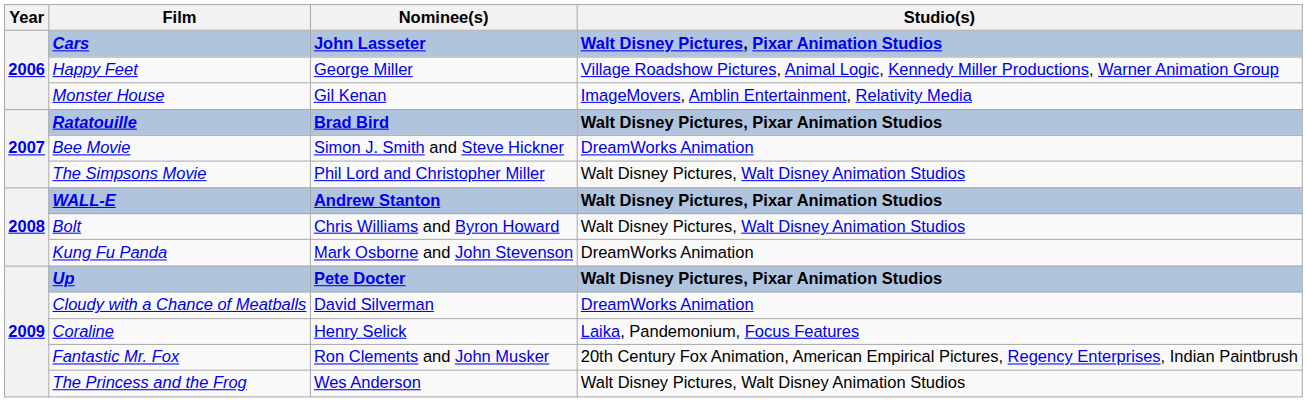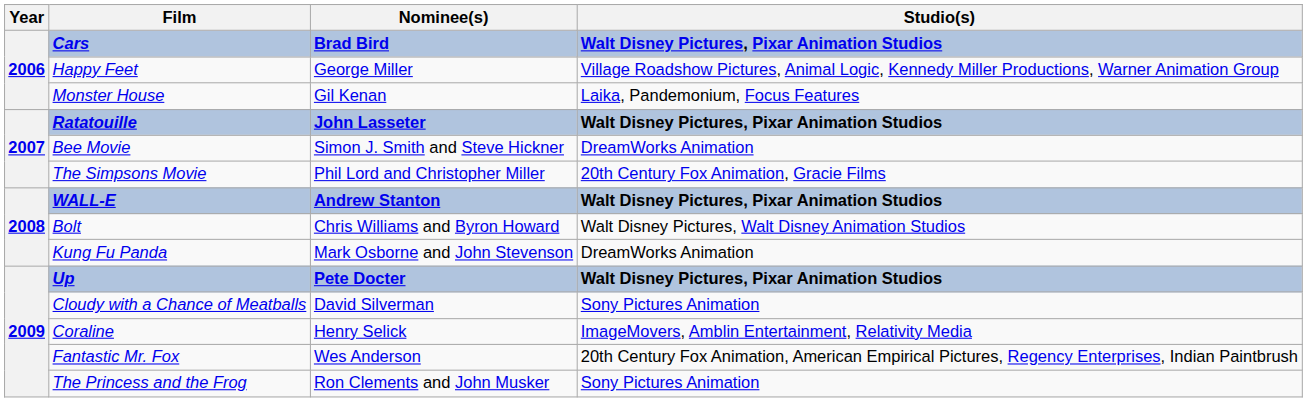(370, 43) John Lasseter -> (351, 43) Brad Bird
(776, 95) ImageMovers, Amblin Entertainment, Relativity Media -> (720, 95) Laika, Pandemonium, Focus Features
(351, 122) Brad Bird -> (370, 122) John Lasseter
(773, 174) Walt Disney Pictures, Walt Disney Animation Studios -> (733, 174) 20th Century Fox Animation, Gracie Films
(667, 305) DreamWorks Animation -> (670, 305) Sony Pictures Animation
(720, 331) Laika, Pandemonium, Focus Features -> (776, 331) ImageMovers, Amblin Entertainment, Relativity Media
(432, 357) Ron Clements and John Musker -> (367, 357) Wes Anderson
(367, 383) Wes Anderson -> (432, 383) Ron Clements and John Musker
(773, 383) Walt Disney Pictures, Walt Disney Animation Studios -> (670, 383) Sony Pictures Animation
